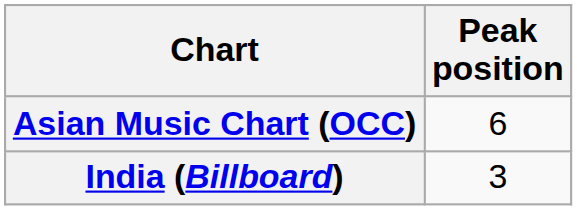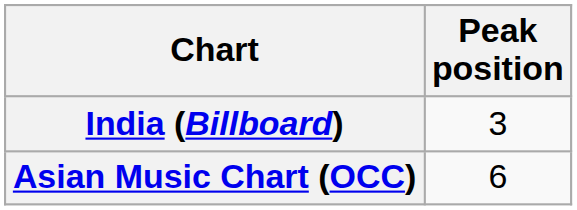rows swapped: (215, 177) <-> (215, 123)
